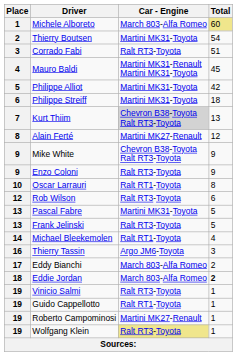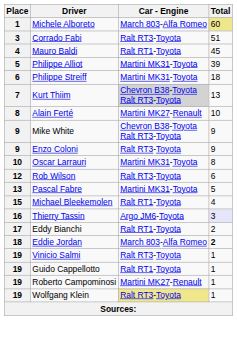- row: (62, 37)
(161, 68) Martini MK31-Renault Martini MK31-Toyota -> (151, 50) Ralt RT1-Toyota
(216, 86) 42 -> (216, 64) 39
(216, 135) 12 -> (216, 113) 10
(151, 185) Ralt RT1-Toyota -> (159, 162) Martini MK31-Toyota
- row: (58, 225)
(17, 238) 14 -> (17, 202) 15
(213, 251) no background -> (213, 215) lavender background
(164, 264) March 803-Alfa Romeo -> (151, 229) Ralt RT1-Toyota
